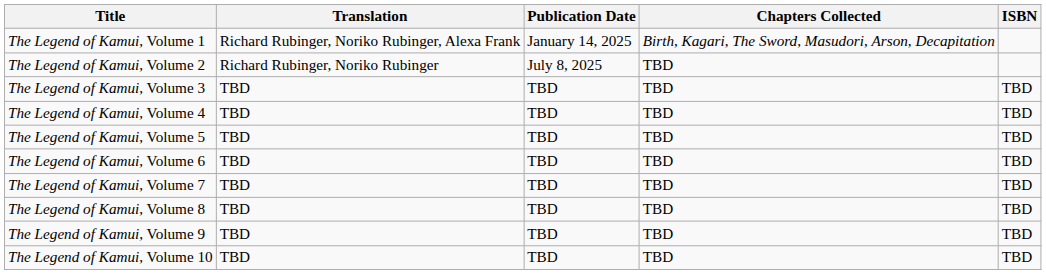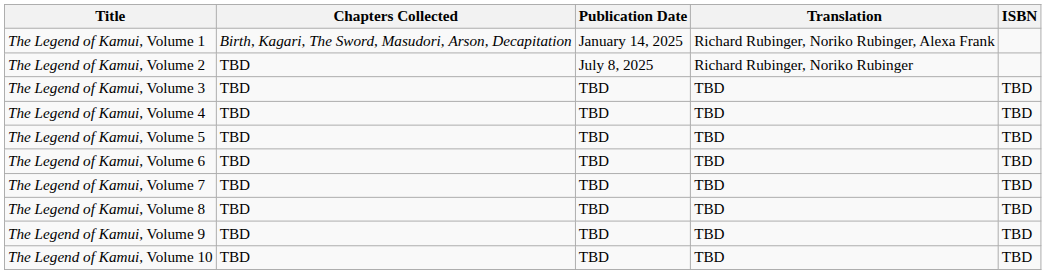columns swapped: (819, 16) <-> (370, 16)
